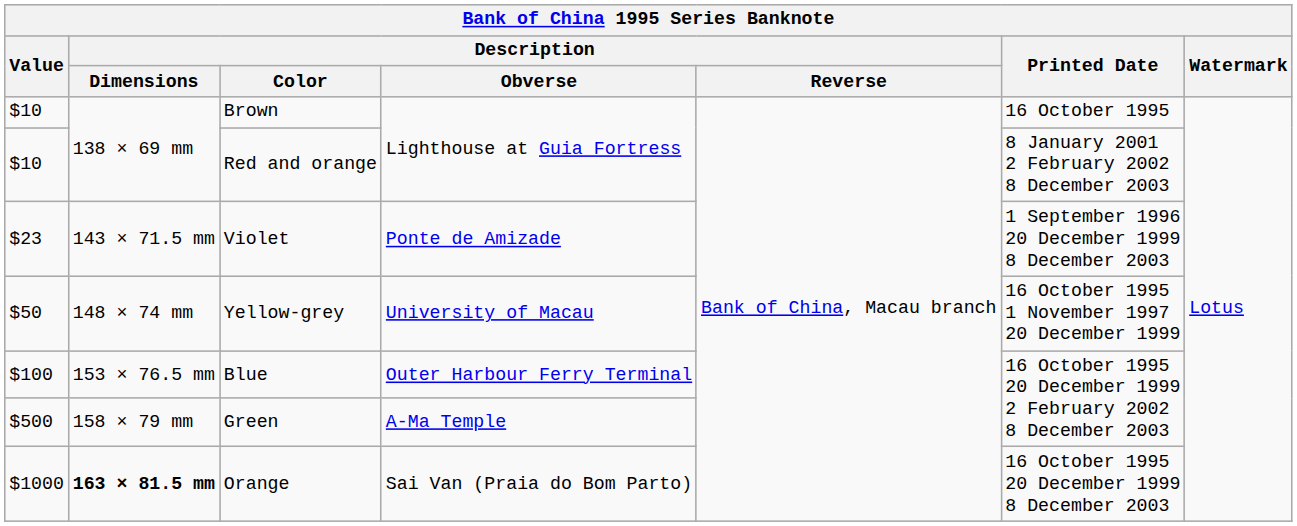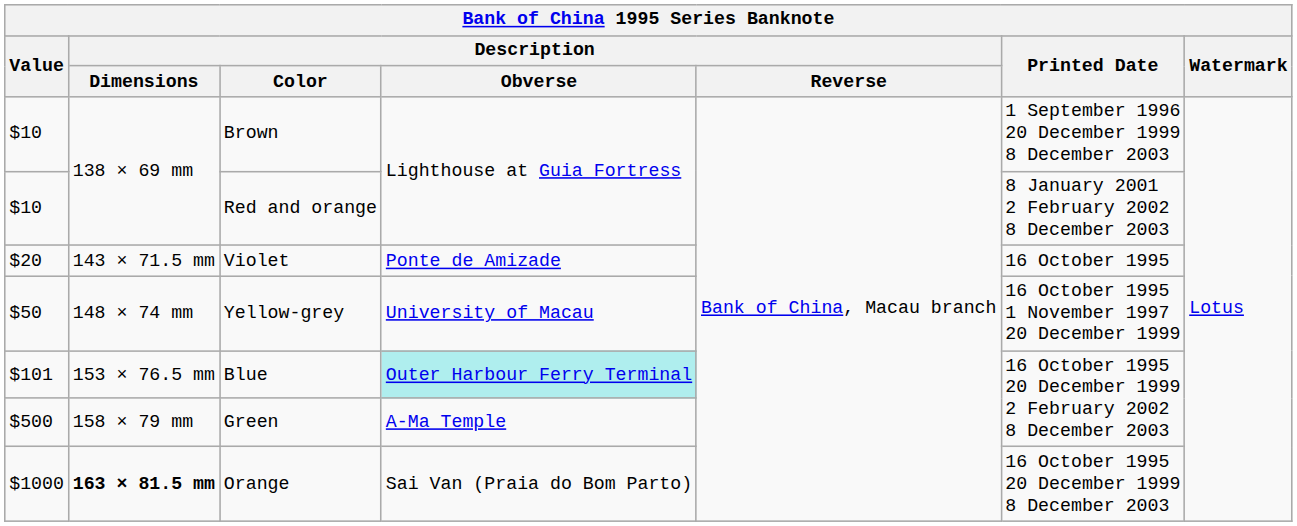(1087, 112) 16 October 1995 -> (1093, 134) 1 September 1996 20 December 1999 8 December 2003
(26, 239) $23 -> (26, 260) $20
(1093, 239) 1 September 1996 20 December 1999 8 December 2003 -> (1087, 260) 16 October 1995
(31, 374) $100 -> (31, 374) $101
(539, 374) no background -> (539, 374) paleturquoise background
